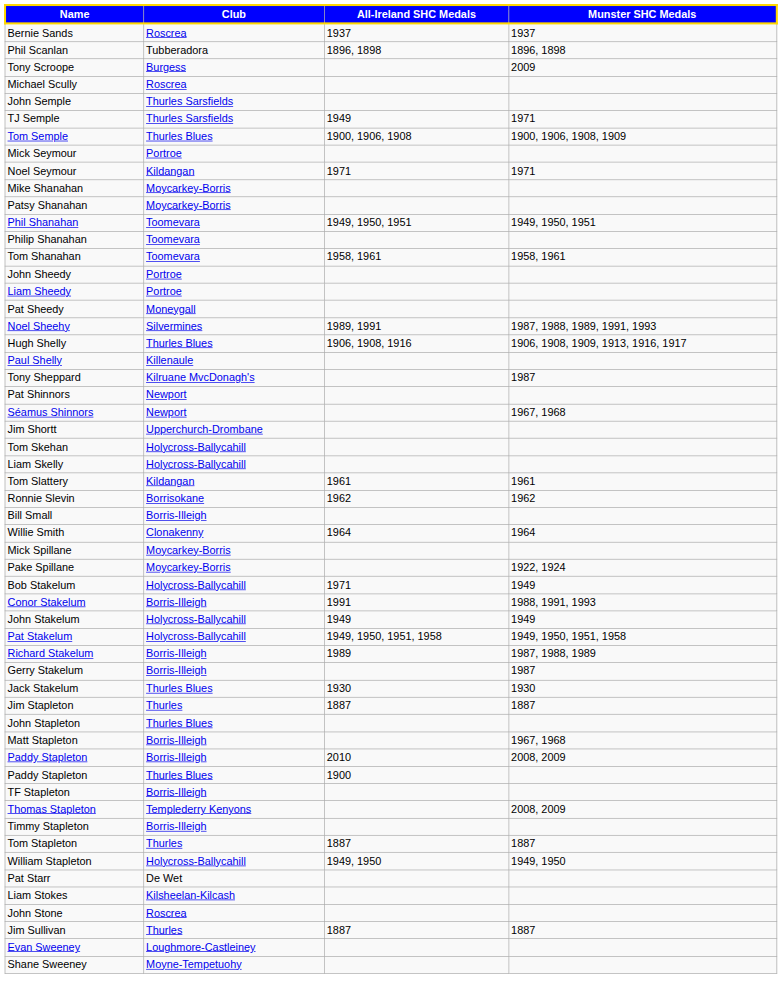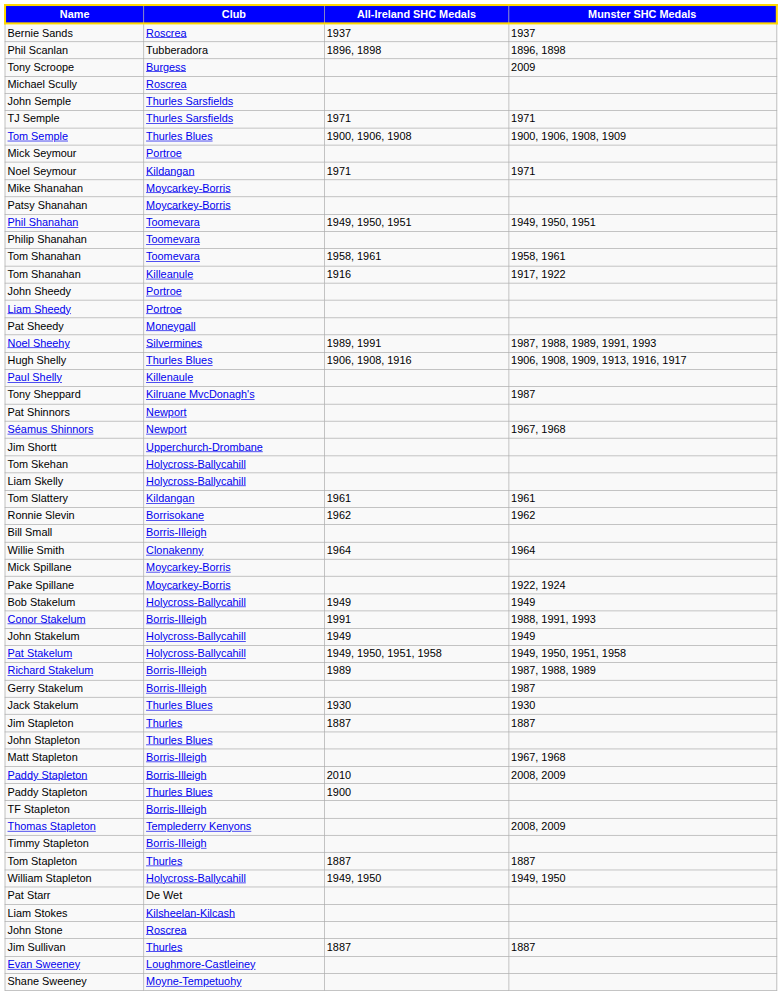(339, 119) 1949 -> (339, 119) 1971
+ row: (44, 274)
(339, 585) 1971 -> (339, 602) 1949
